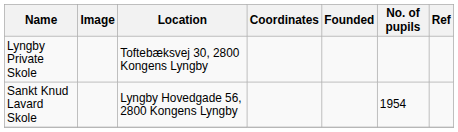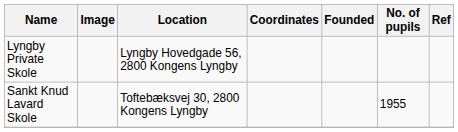(180, 59) Toftebæksvej 30, 2800 Kongens Lyngby -> (181, 59) Lyngby Hovedgade 56, 2800 Kongens Lyngby
(181, 104) Lyngby Hovedgade 56, 2800 Kongens Lyngby -> (180, 104) Toftebæksvej 30, 2800 Kongens Lyngby
(393, 104) 1954 -> (393, 104) 1955
